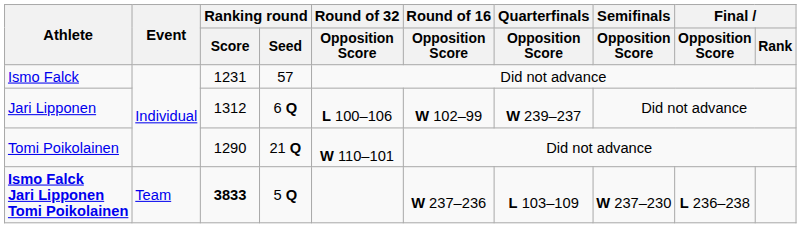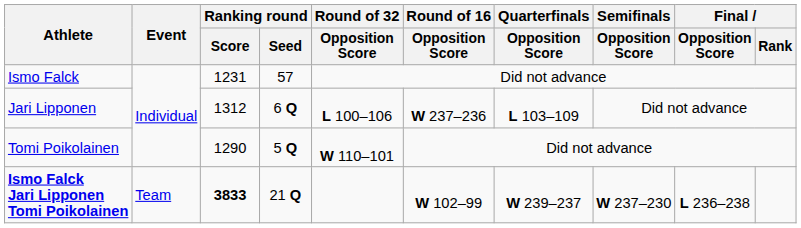(449, 116) W 102–99 -> (449, 116) W 237–236
(544, 116) W 239–237 -> (544, 116) L 103–109
(285, 148) 21 Q -> (285, 148) 5 Q
(285, 195) 5 Q -> (285, 195) 21 Q
(449, 204) W 237–236 -> (449, 204) W 102–99
(544, 204) L 103–109 -> (544, 204) W 239–237
